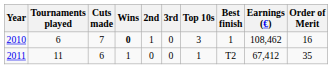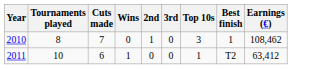- column: (307, 18)
(58, 40) 6 -> (58, 40) 8
(128, 40) bold -> (128, 40) normal
(58, 56) 11 -> (58, 56) 10
(266, 56) 67,412 -> (266, 56) 63,412
